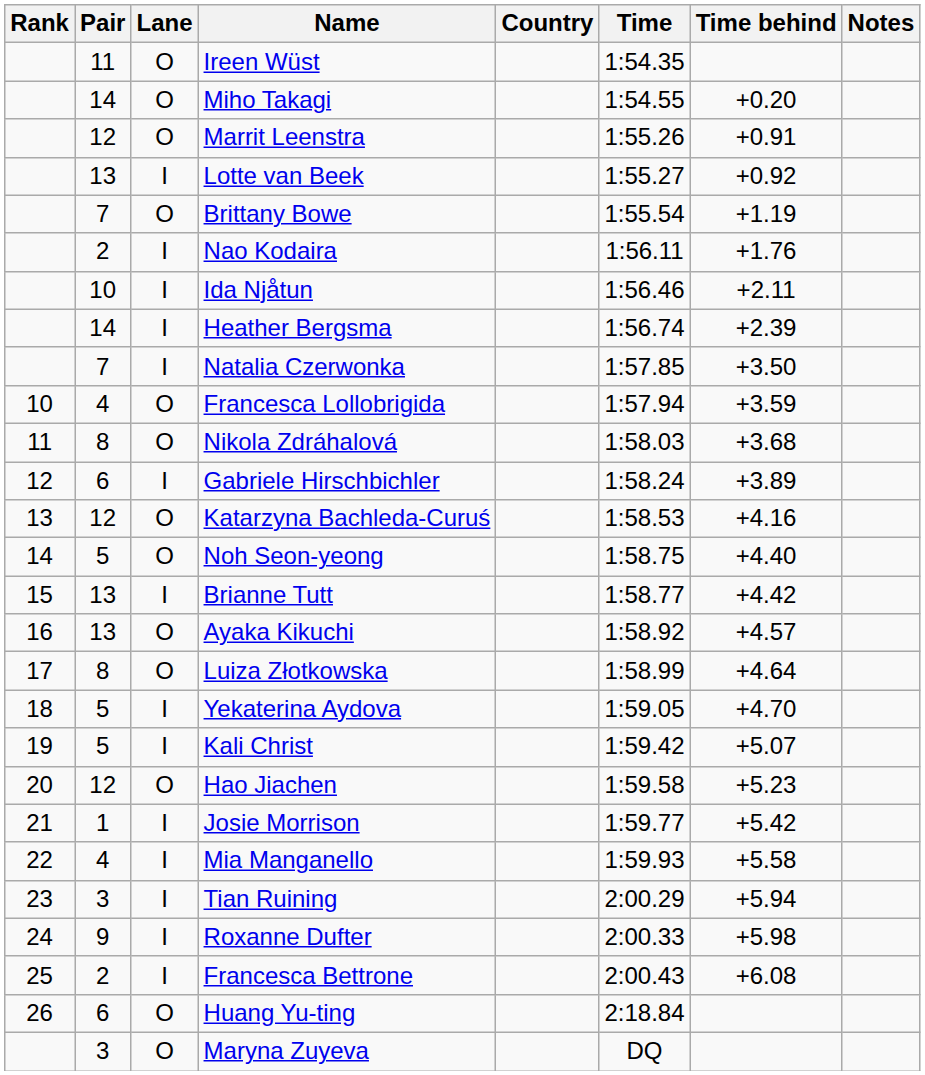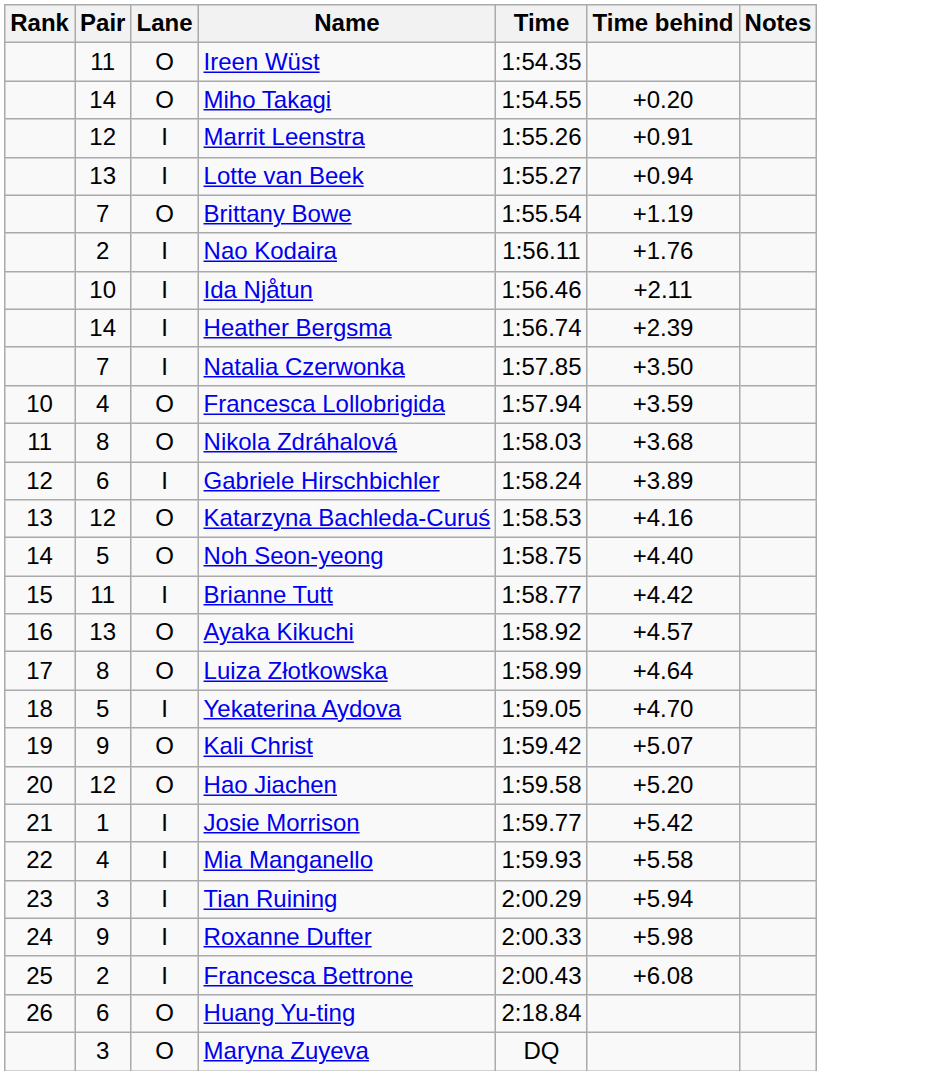- column: (547, 23)
(164, 137) O -> (164, 137) I
(766, 175) +0.92 -> (663, 175) +0.94
(103, 594) 13 -> (103, 594) 11
(103, 746) 5 -> (103, 746) 9
(164, 746) I -> (164, 746) O
(766, 784) +5.23 -> (663, 784) +5.20
